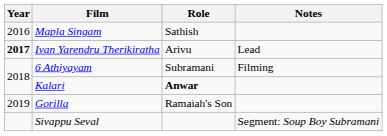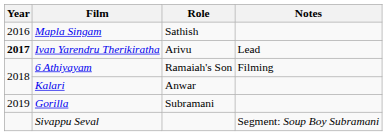(190, 67) Subramani -> (199, 67) Ramaiah's Son
(182, 85) bold -> (180, 85) normal
(199, 103) Ramaiah's Son -> (190, 103) Subramani
